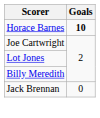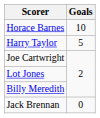(81, 27) bold -> (81, 27) normal
+ row: (32, 43)
